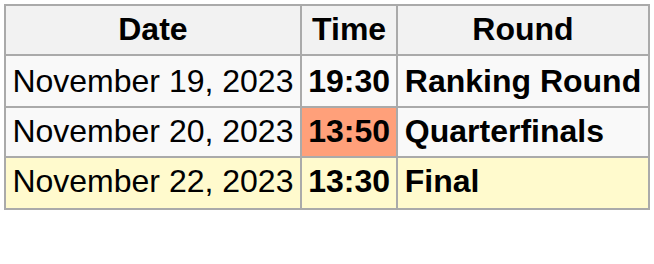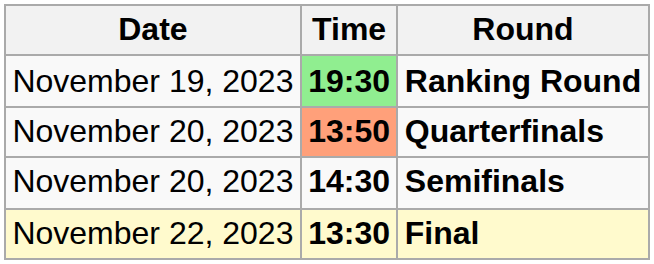(349, 80) no background -> (349, 80) lightgreen background
+ row: (485, 182)
